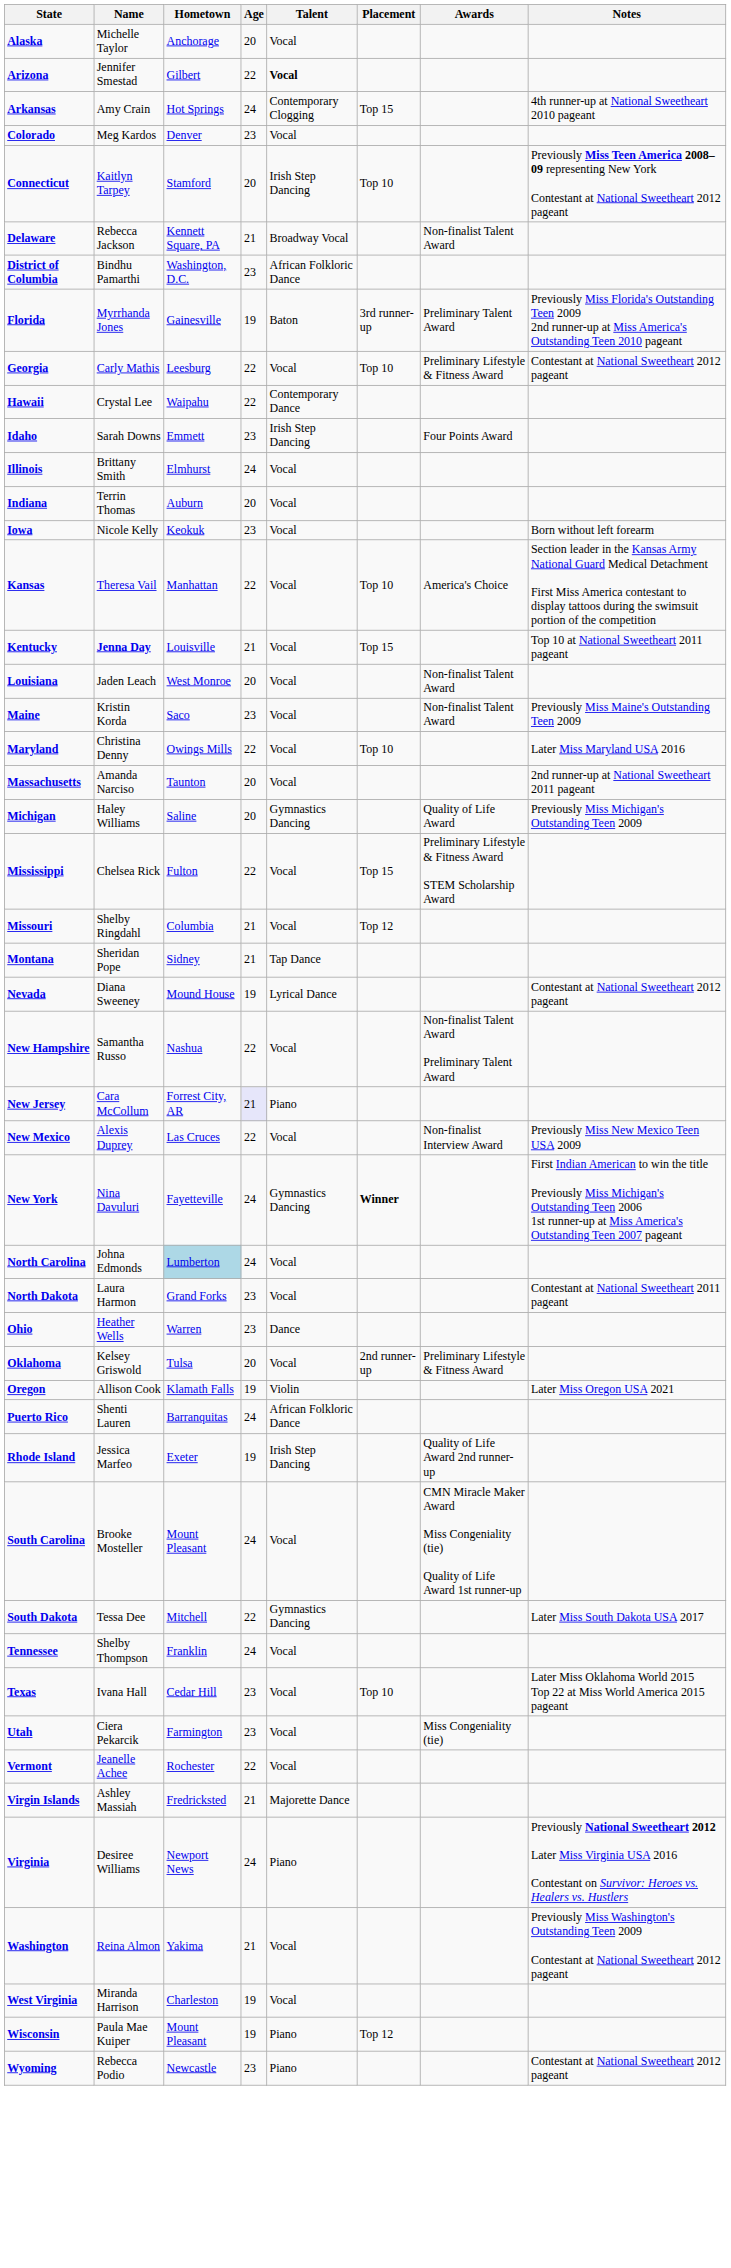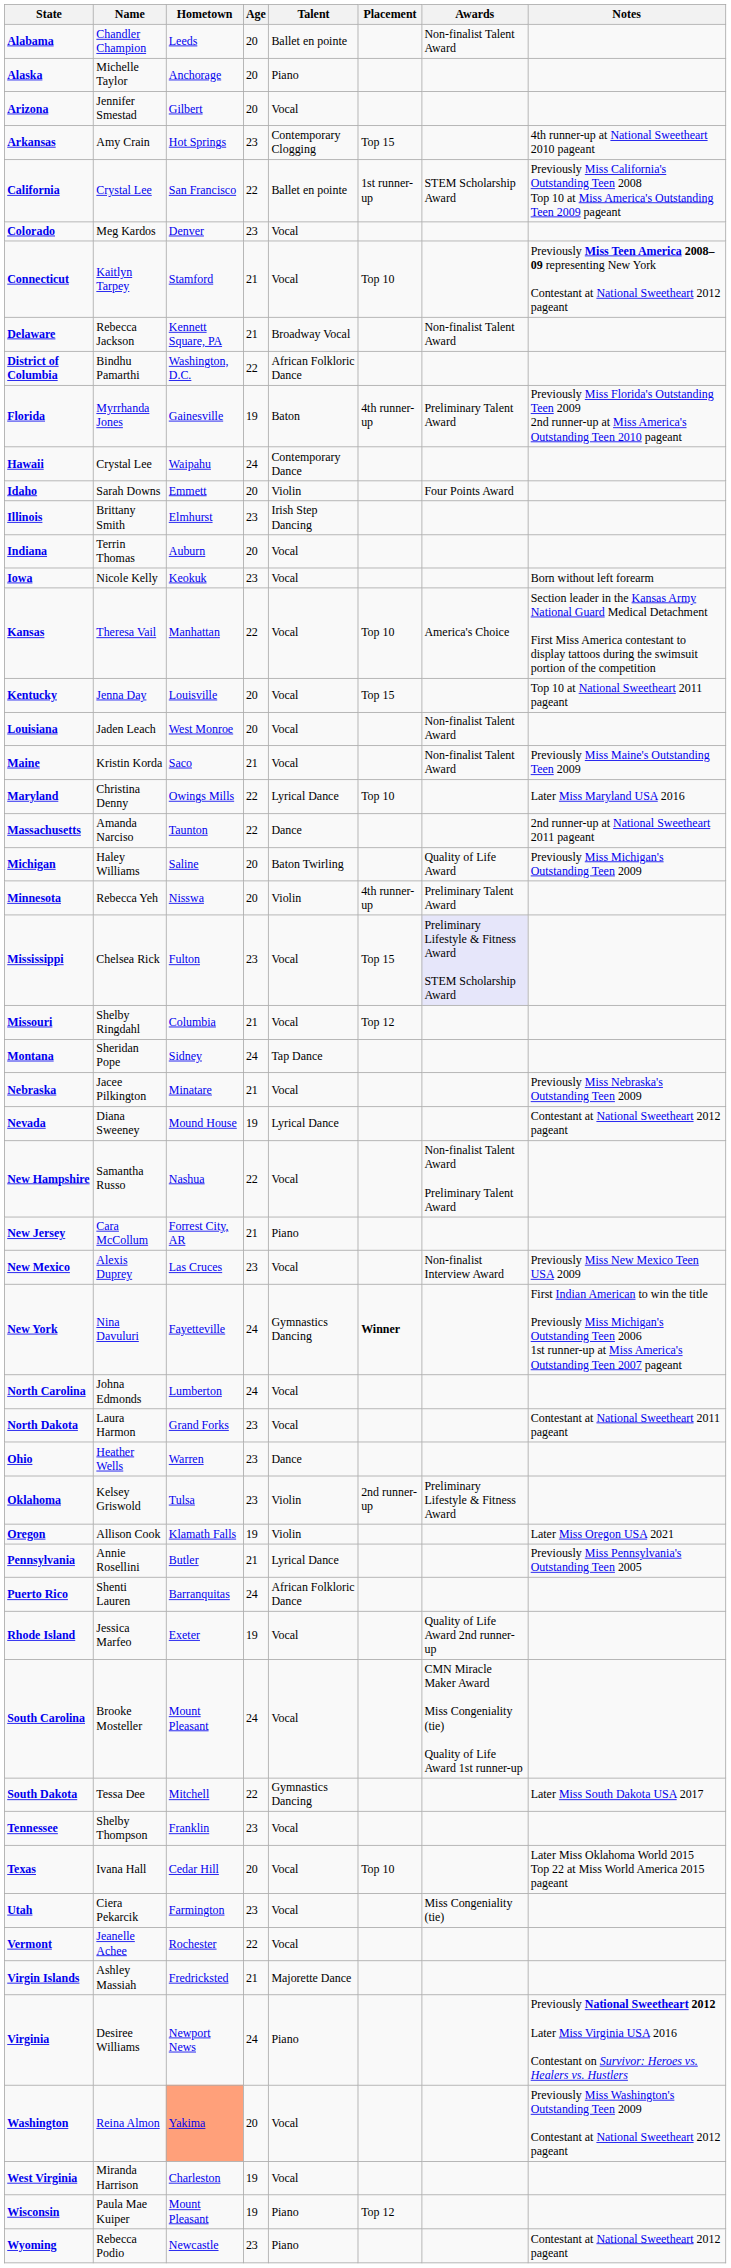+ row: (30, 41)
(283, 41) Vocal -> (285, 75) Piano
(250, 75) 22 -> (252, 109) 20
(284, 75) bold -> (285, 109) normal
(250, 109) 24 -> (252, 142) 23
+ row: (33, 190)
(250, 183) 20 -> (252, 279) 21
(293, 183) Irish Step Dancing -> (285, 279) Vocal
(250, 272) 23 -> (252, 368) 22
(387, 320) 3rd runner-up -> (388, 416) 4th runner-up
- row: (28, 368)
(250, 402) 22 -> (252, 464) 24
(250, 436) 23 -> (252, 491) 20
(293, 436) Irish Step Dancing -> (286, 491) Violin
(250, 470) 24 -> (252, 517) 23
(283, 470) Vocal -> (294, 517) Irish Step Dancing
(124, 647) bold -> (121, 695) normal
(250, 647) 21 -> (252, 695) 20
(250, 715) 23 -> (252, 763) 21
(283, 749) Vocal -> (305, 797) Lyrical Dance
(250, 782) 20 -> (252, 830) 22
(283, 782) Vocal -> (287, 830) Dance
(298, 816) Gymnastics Dancing -> (308, 864) Baton Twirling
+ row: (34, 898)
(250, 871) 22 -> (252, 960) 23
(474, 871) no background -> (470, 960) lavender background
(250, 960) 21 -> (252, 1056) 24
+ row: (32, 1090)
(250, 1104) lavender background -> (252, 1234) no background
(250, 1138) 22 -> (252, 1267) 23
(193, 1262) lightblue background -> (195, 1391) no background
(250, 1363) 20 -> (252, 1500) 23
(283, 1363) Vocal -> (286, 1500) Violin
+ row: (41, 1561)
(293, 1458) Irish Step Dancing -> (285, 1635) Vocal
(250, 1651) 24 -> (252, 1828) 23
(250, 1692) 23 -> (252, 1869) 20
(185, 1945) no background -> (187, 2123) lightsalmon background
(250, 1945) 21 -> (252, 2123) 20
